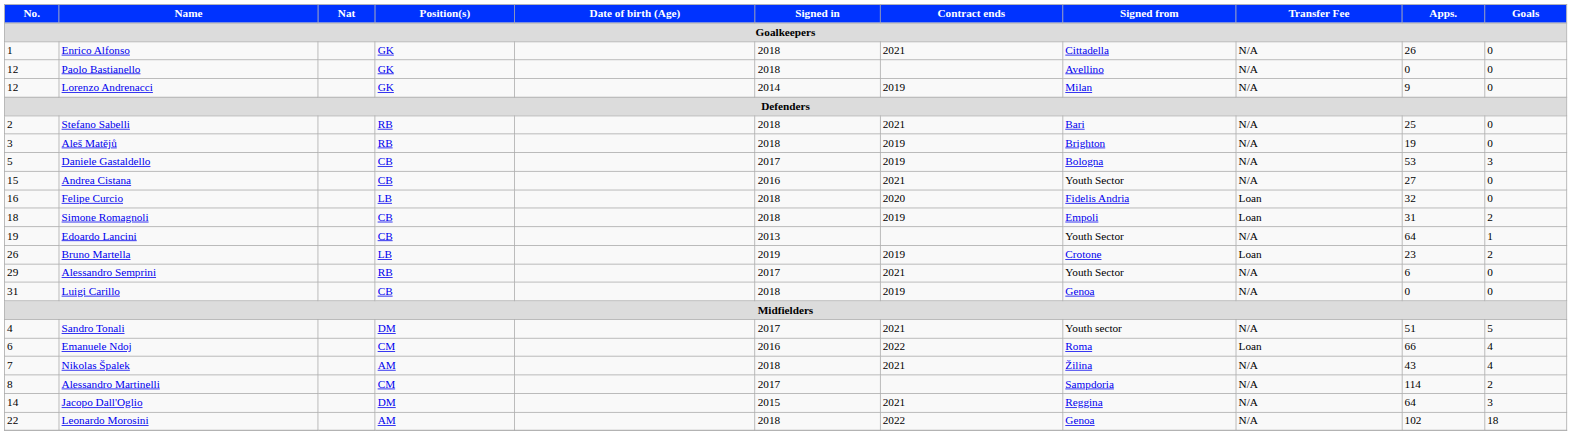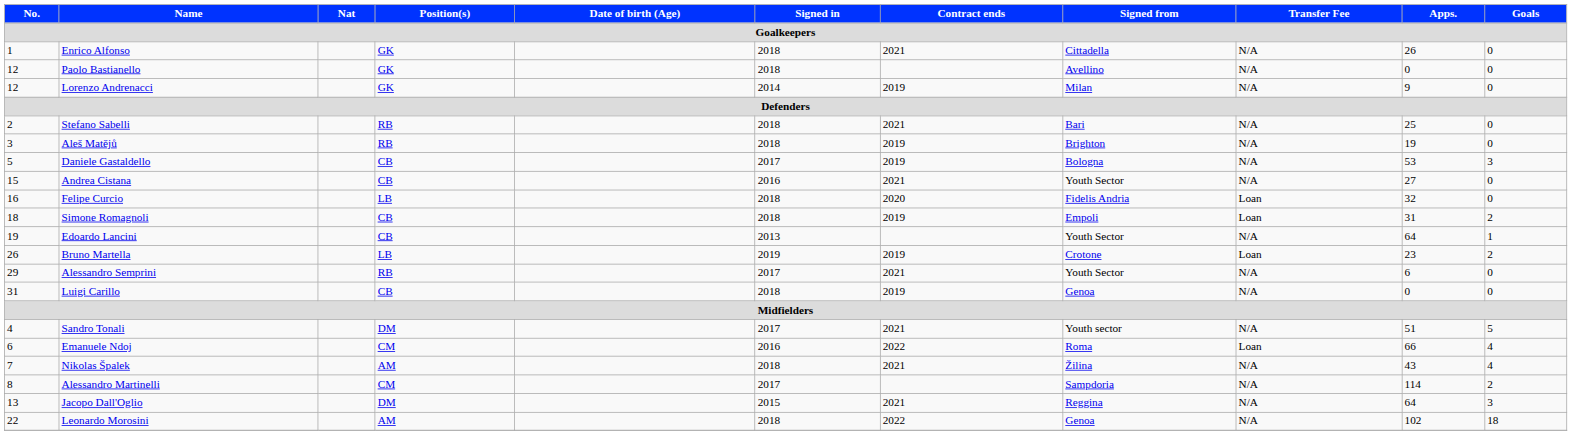(13, 403) 14 -> (13, 403) 13
